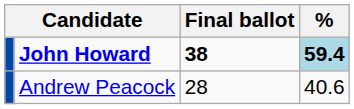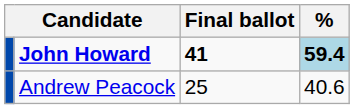(196, 53) 38 -> (196, 53) 41
(196, 86) 28 -> (196, 86) 25
